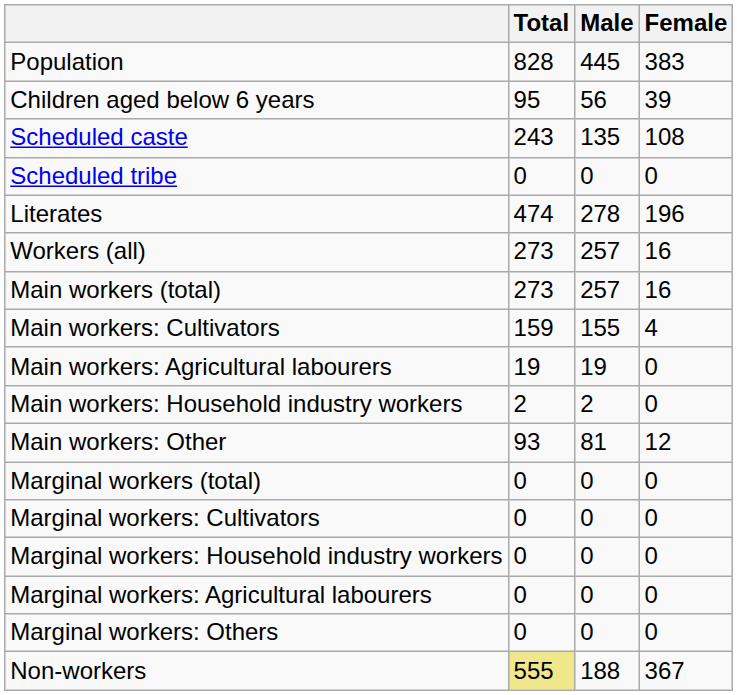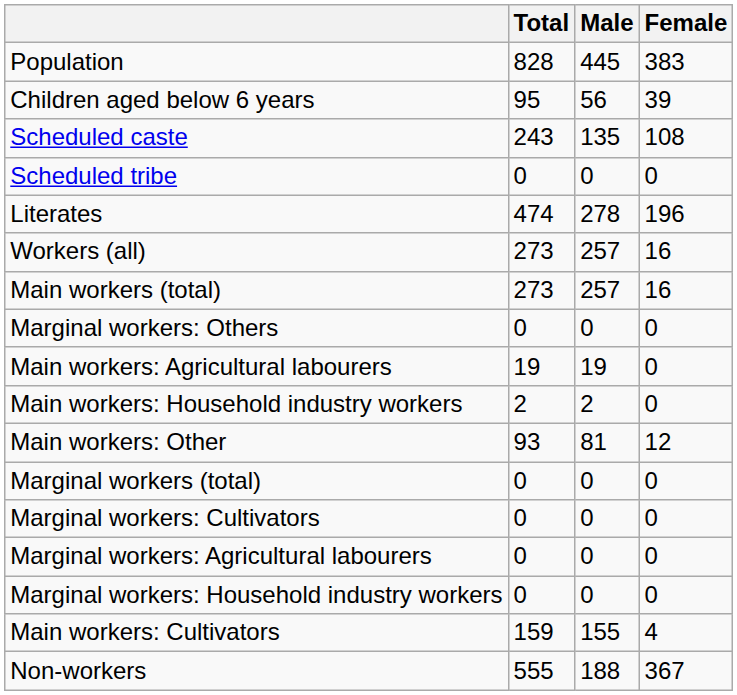rows swapped: (145, 328) <-> (144, 632)
rows swapped: (221, 594) <-> (256, 556)
(534, 670) khaki background -> (534, 670) no background
